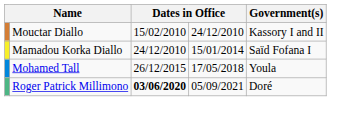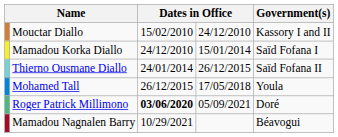+ row: (70, 68)
+ row: (74, 123)
